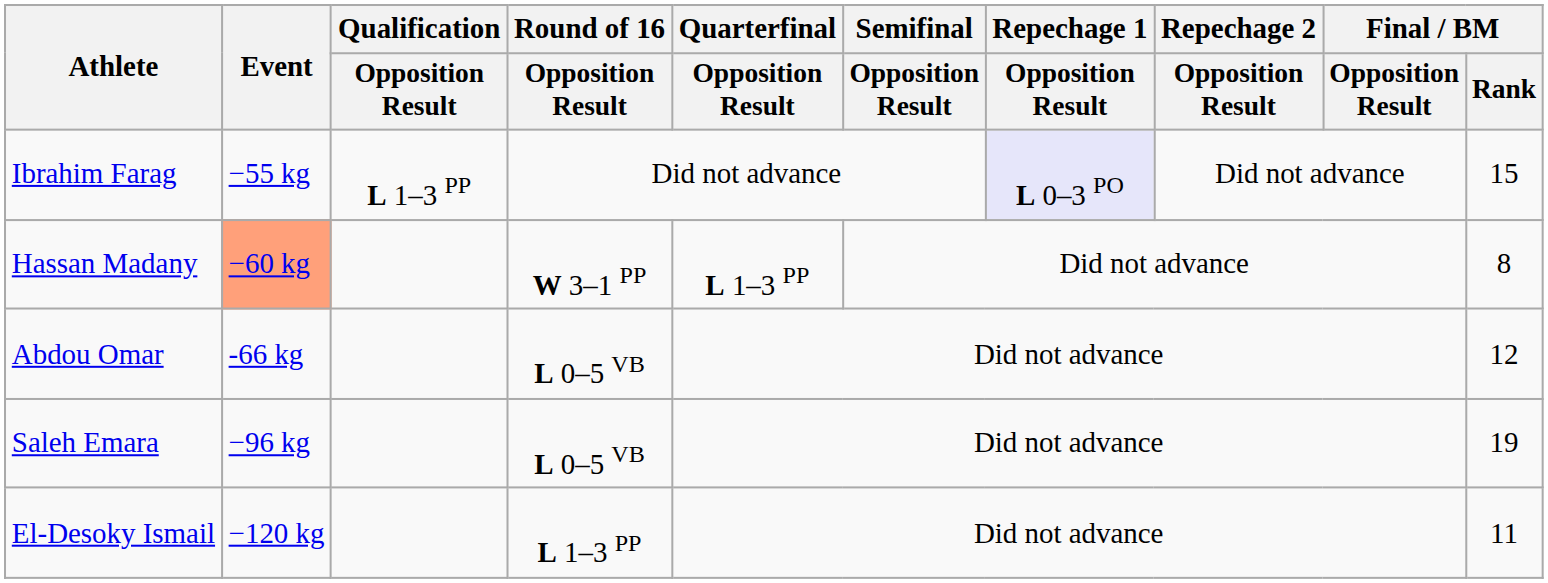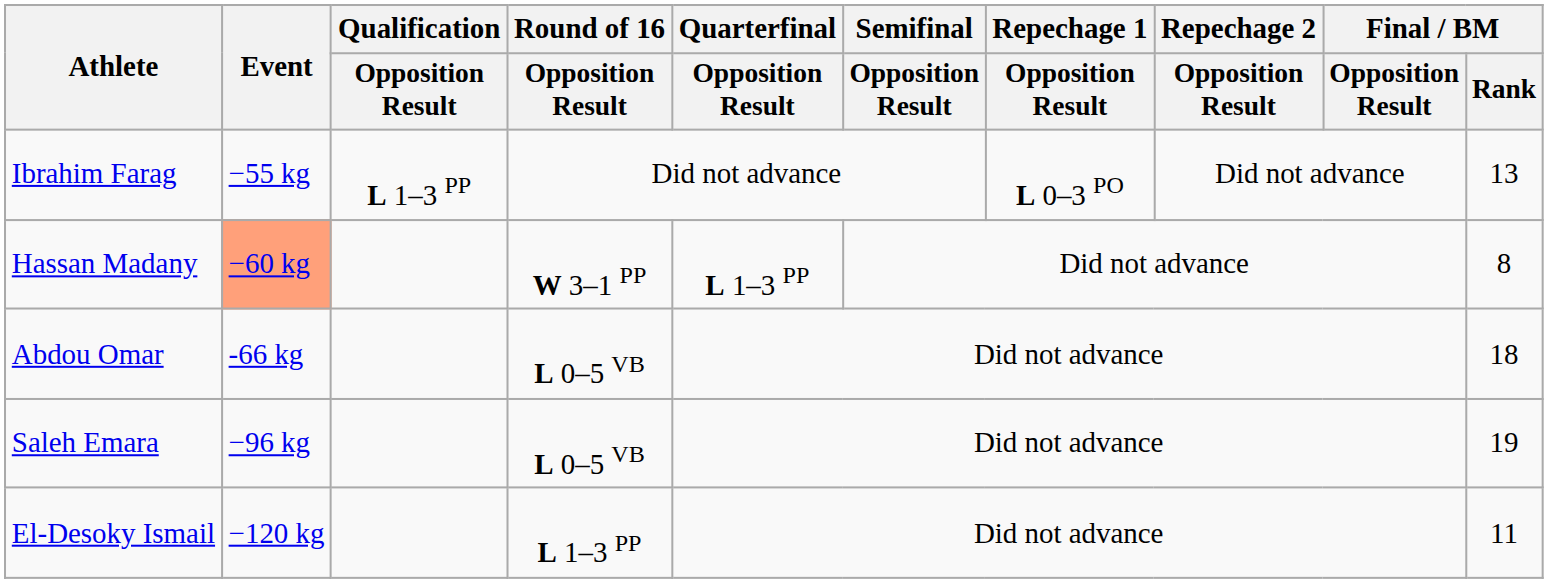(1070, 191) lavender background -> (1070, 191) no background
(1504, 174) 15 -> (1504, 174) 13
(1504, 353) 12 -> (1504, 353) 18
